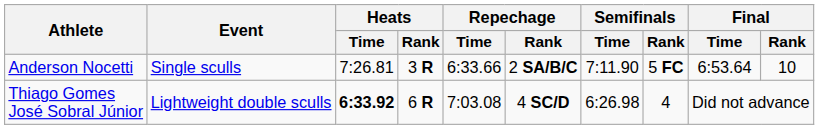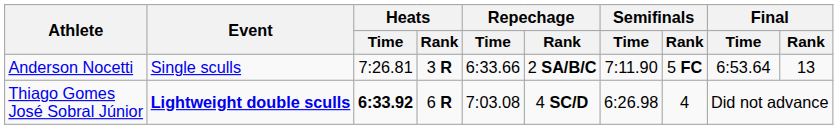(787, 68) 10 -> (806, 68) 13
(241, 103) normal -> (251, 103) bold
